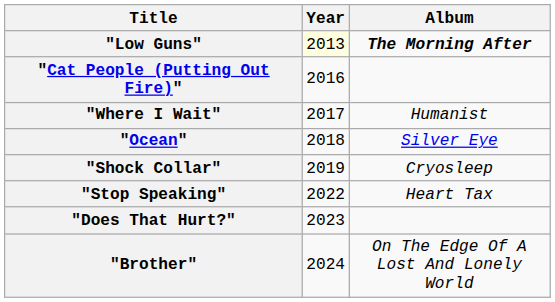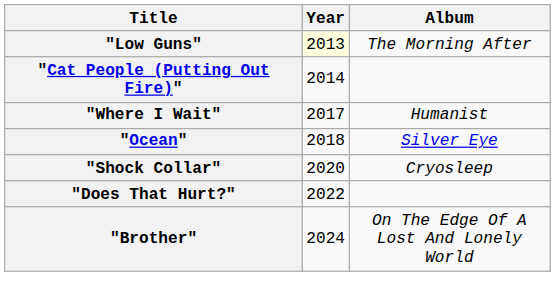(449, 44) bold -> (449, 44) normal
(326, 80) 2016 -> (326, 80) 2014
(326, 168) 2019 -> (326, 168) 2020
- row: (154, 194)
(326, 220) 2023 -> (326, 194) 2022
